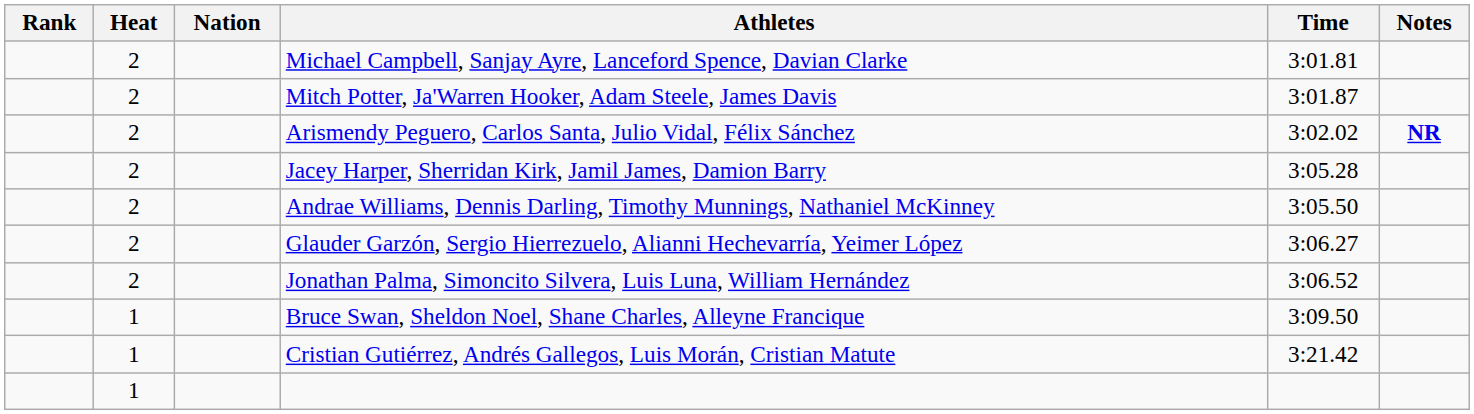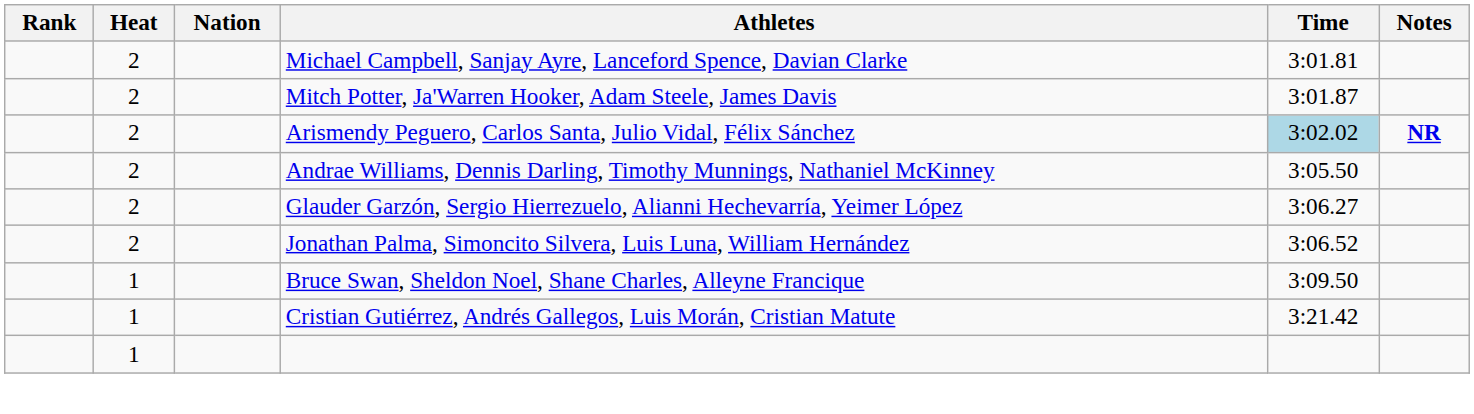(1323, 133) no background -> (1323, 133) lightblue background
- row: (556, 170)
